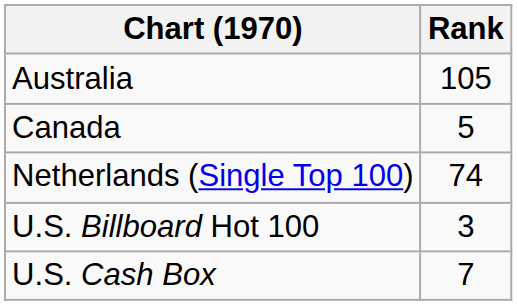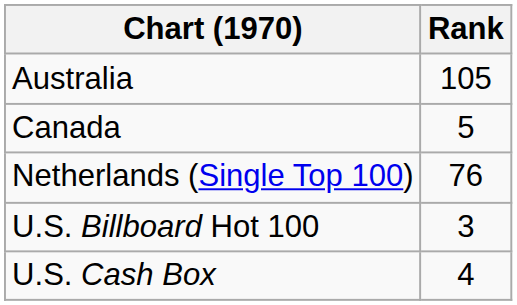(466, 176) 74 -> (466, 176) 76
(466, 275) 7 -> (466, 275) 4
